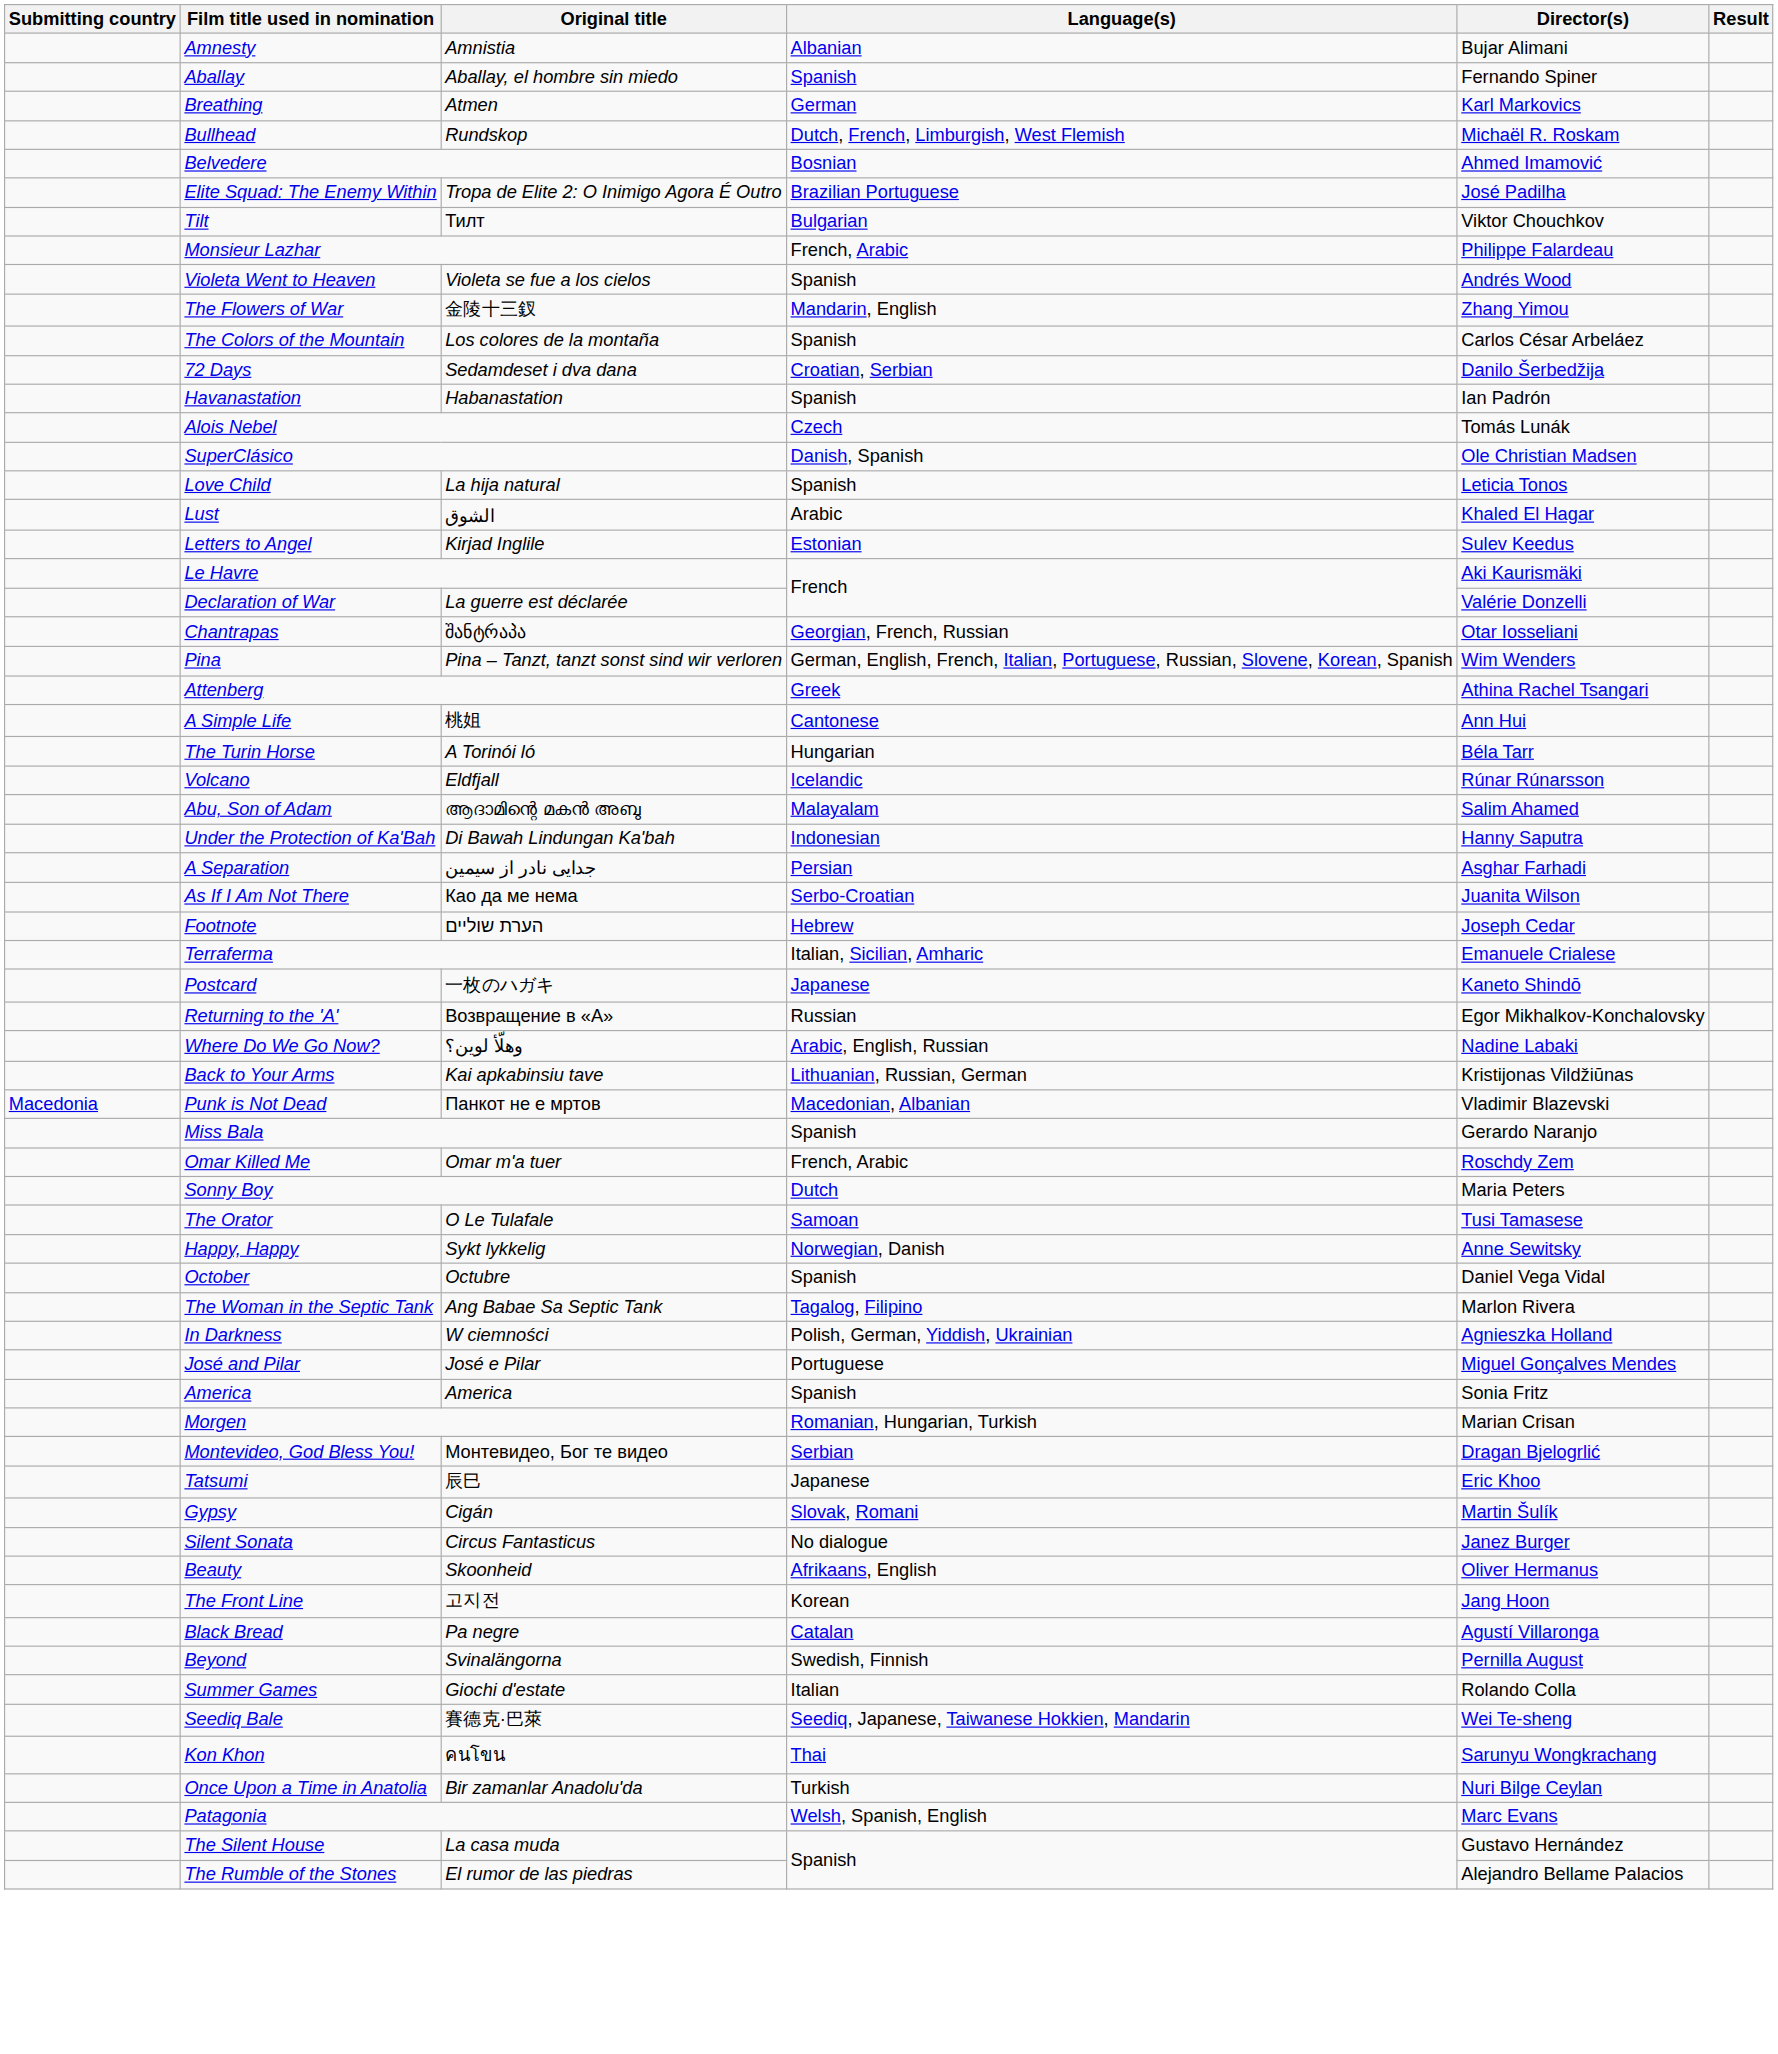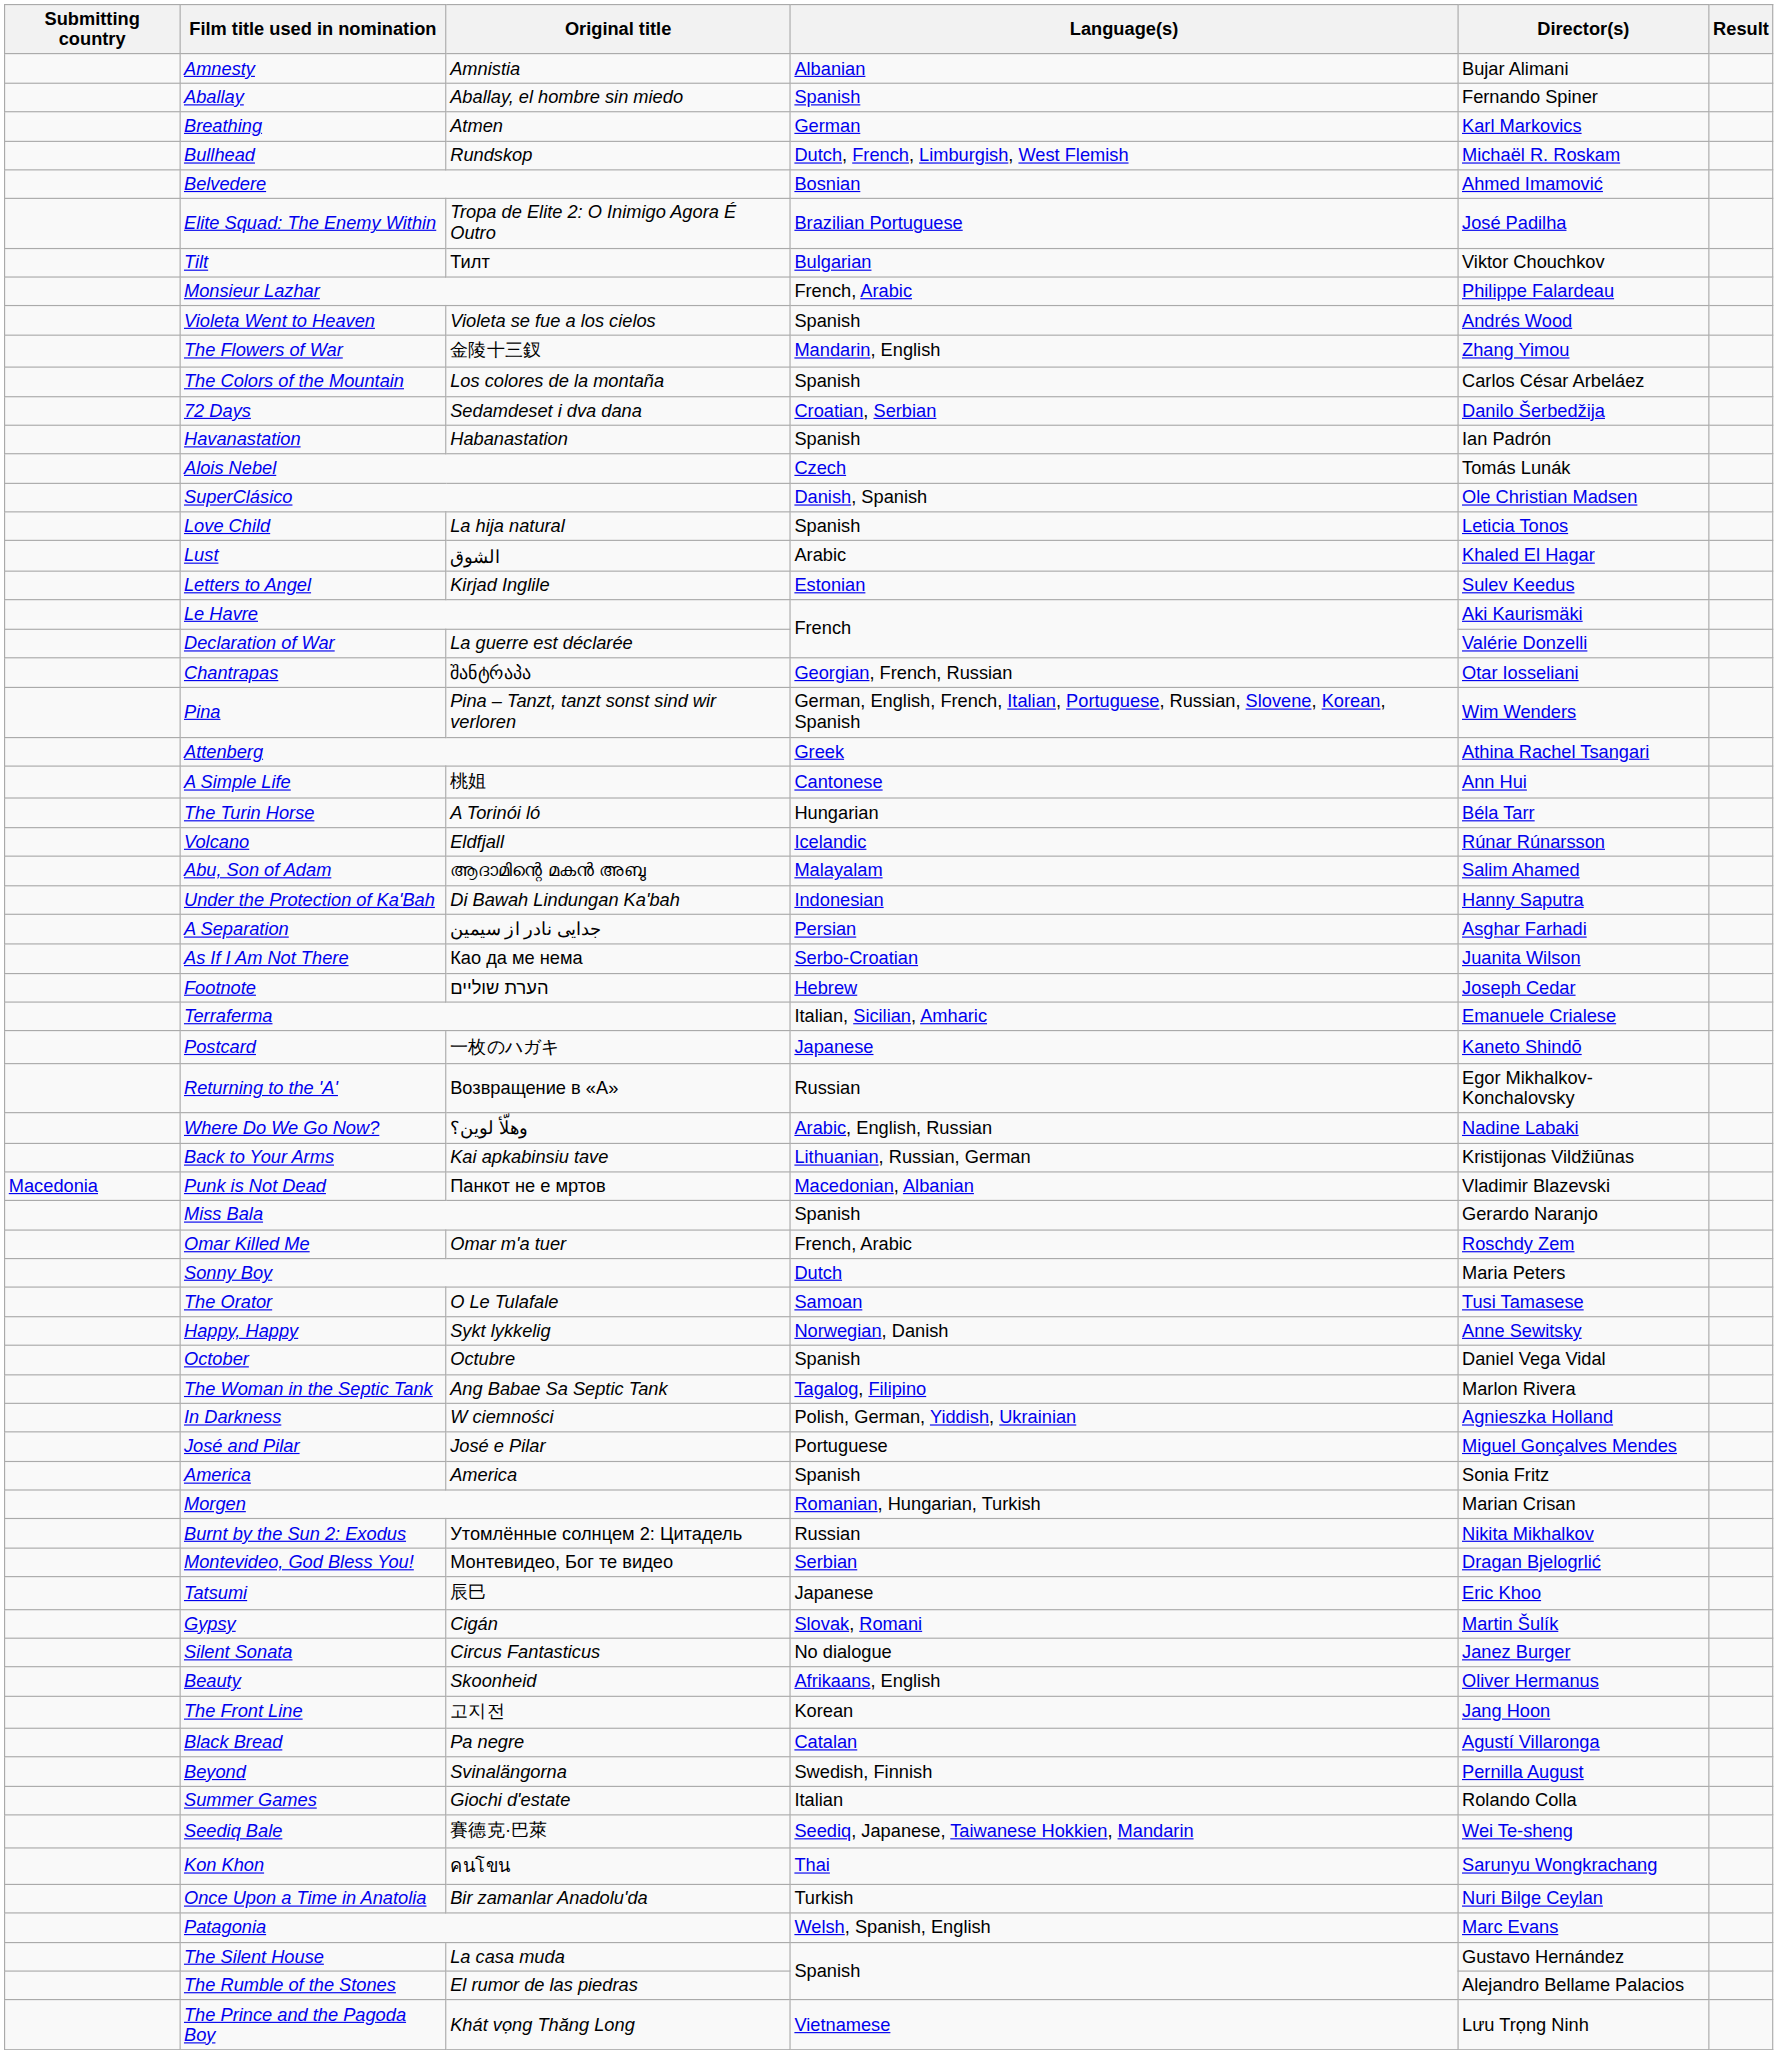+ row: (295, 1533)
+ row: (295, 2024)
